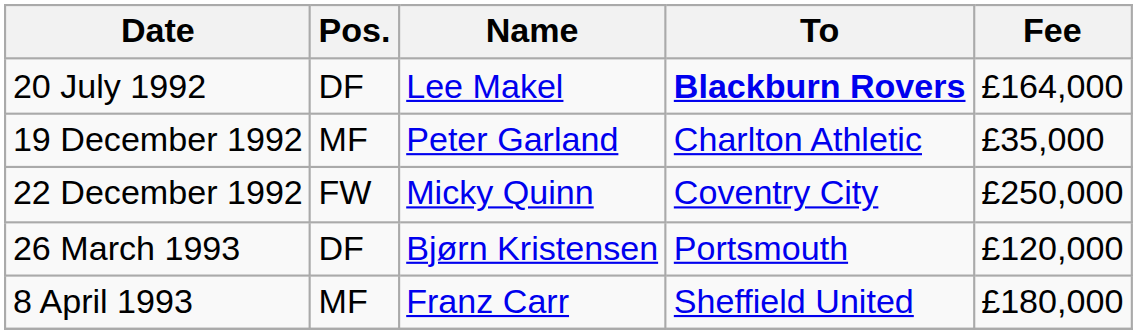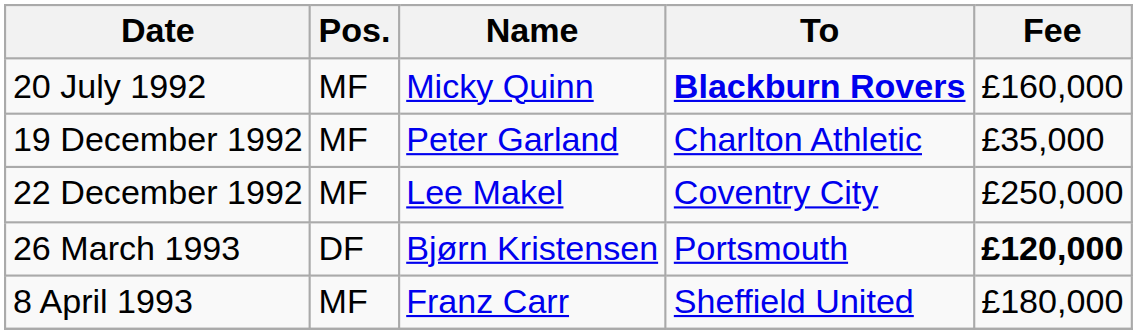(341, 85) DF -> (343, 85) MF
(485, 85) Lee Makel -> (500, 85) Micky Quinn
(1052, 85) £164,000 -> (1052, 85) £160,000
(345, 193) FW -> (343, 193) MF
(500, 193) Micky Quinn -> (485, 193) Lee Makel
(1052, 247) normal -> (1052, 247) bold
